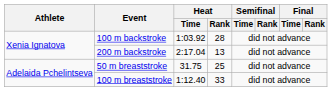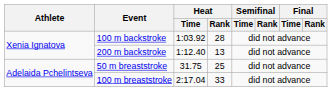(191, 52) 2:17.04 -> (191, 52) 1:12.40
(191, 80) 1:12.40 -> (191, 80) 2:17.04
